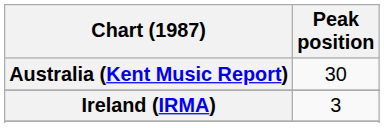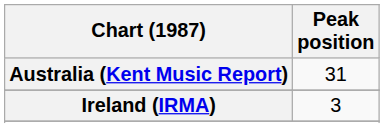(336, 74) 30 -> (336, 74) 31
